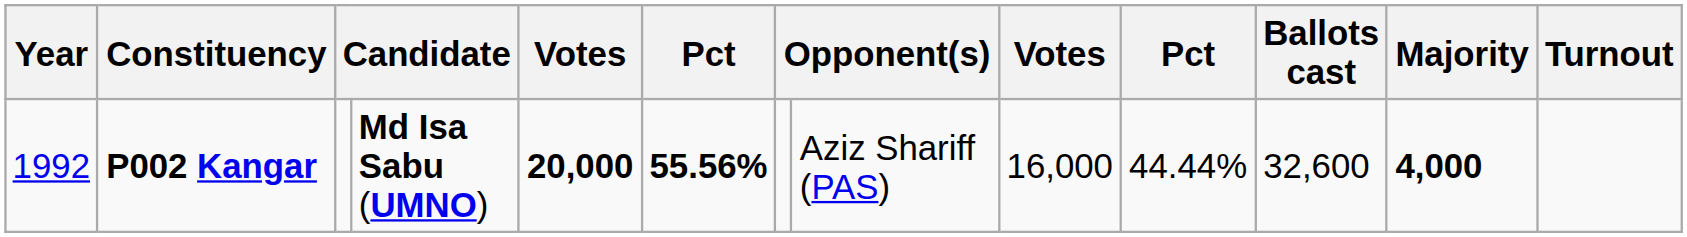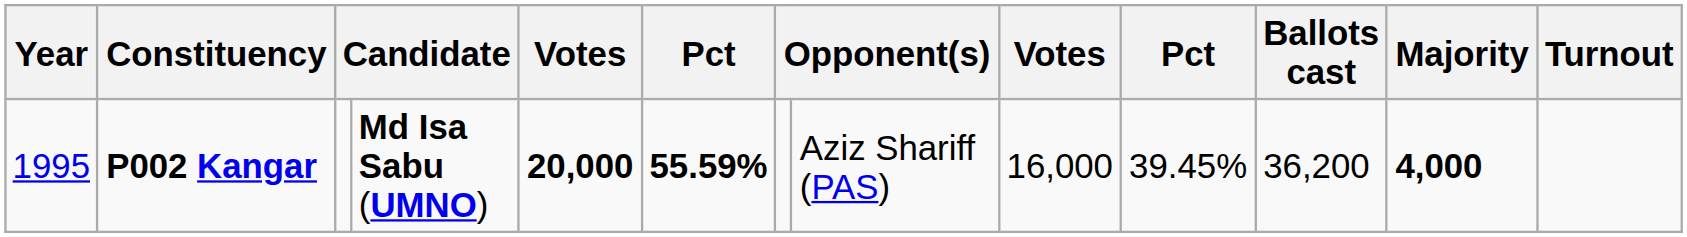(51, 166) 1992 -> (51, 166) 1995
(709, 166) 55.56% -> (709, 166) 55.59%
(1188, 166) 44.44% -> (1188, 166) 39.45%
(1316, 166) 32,600 -> (1316, 166) 36,200
